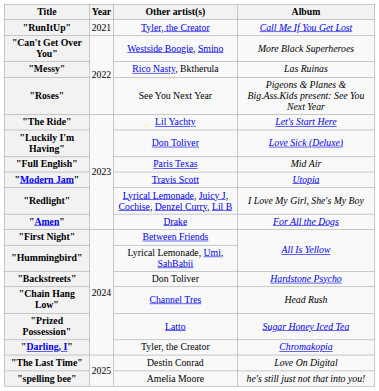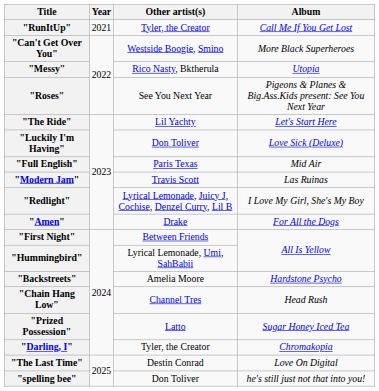(306, 69) Las Ruinas -> (306, 69) Utopia
(306, 179) Utopia -> (306, 179) Las Ruinas
(175, 279) Don Toliver -> (175, 279) Amelia Moore
(175, 378) Amelia Moore -> (175, 378) Don Toliver
